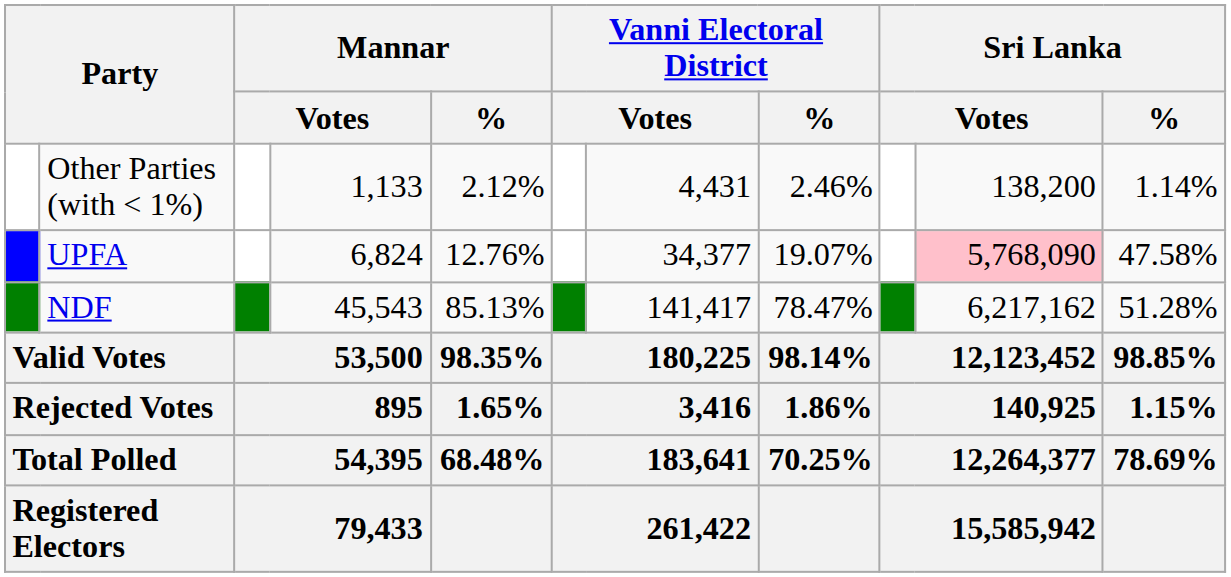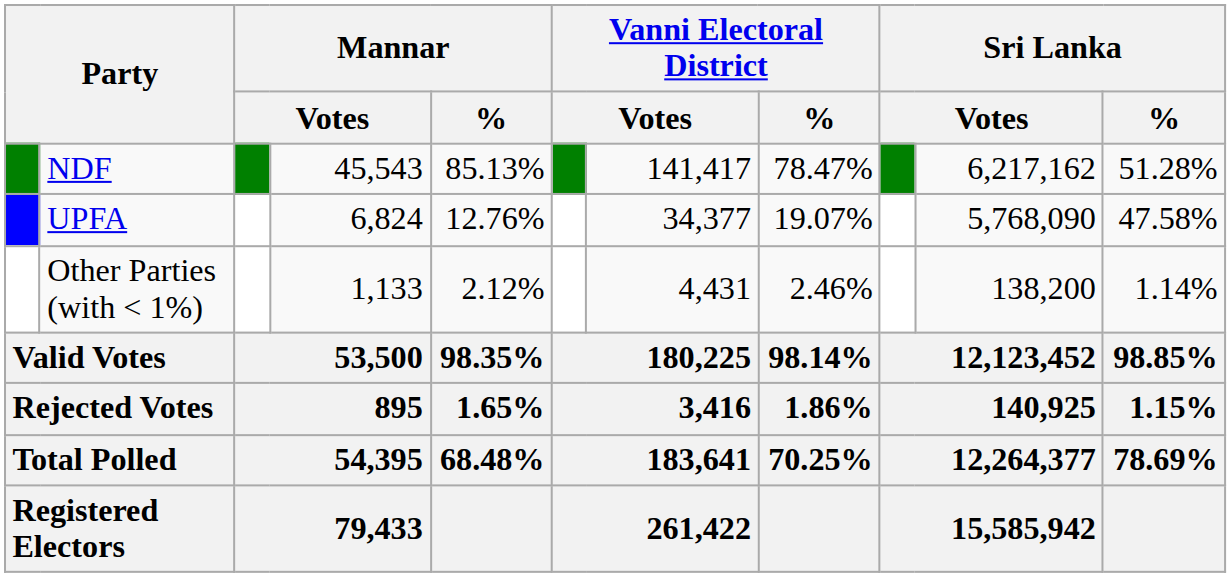rows swapped: (80, 306) <-> (132, 186)
(1031, 255) pink background -> (1031, 219) no background
